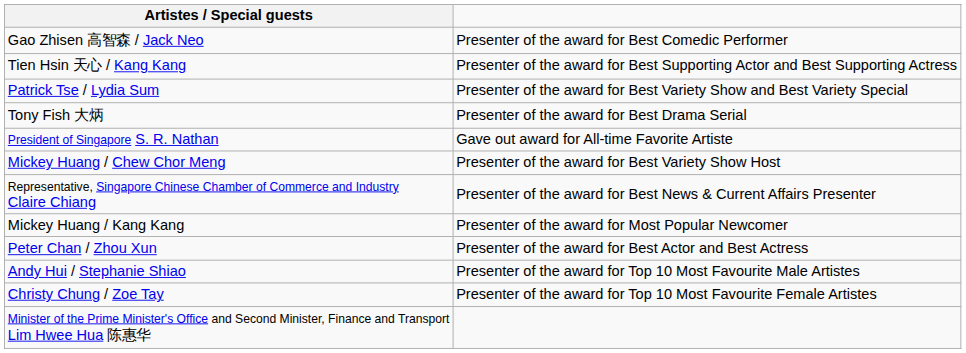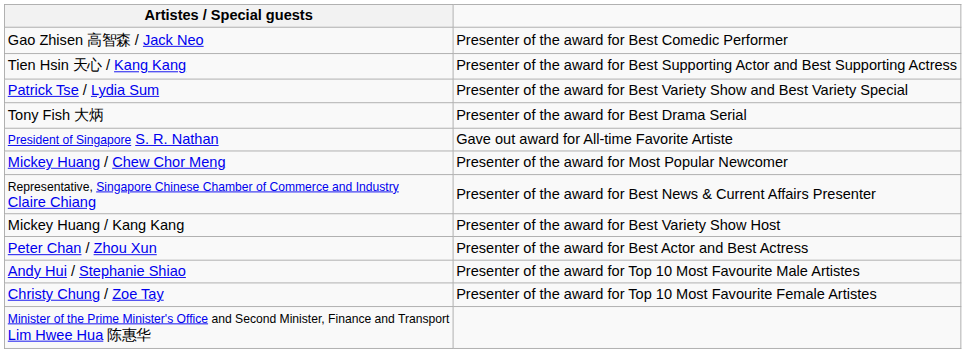(618, 162) Presenter of the award for Best Variety Show Host -> (622, 162) Presenter of the award for Most Popular Newcomer
(622, 225) Presenter of the award for Most Popular Newcomer -> (618, 225) Presenter of the award for Best Variety Show Host
